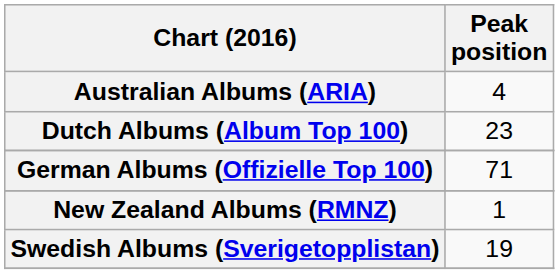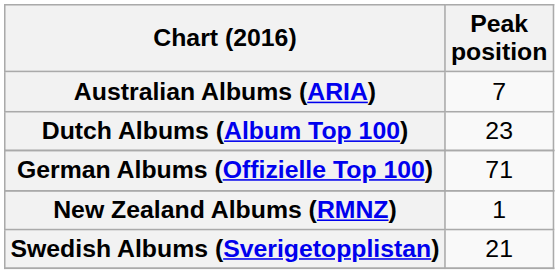(499, 91) 4 -> (499, 91) 7
(499, 248) 19 -> (499, 248) 21
